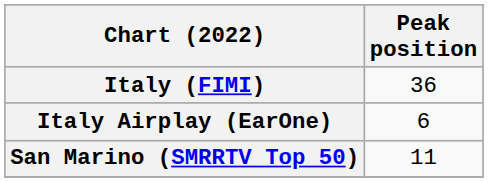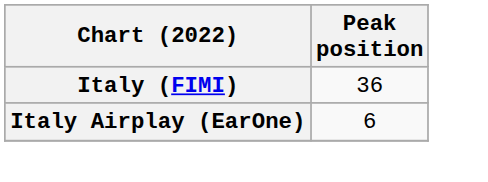- row: (185, 158)
